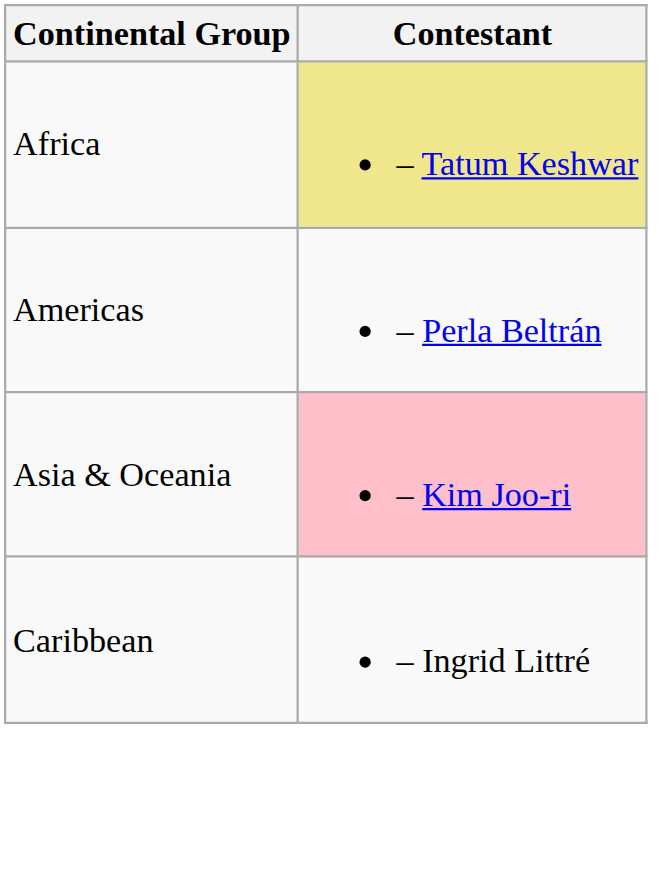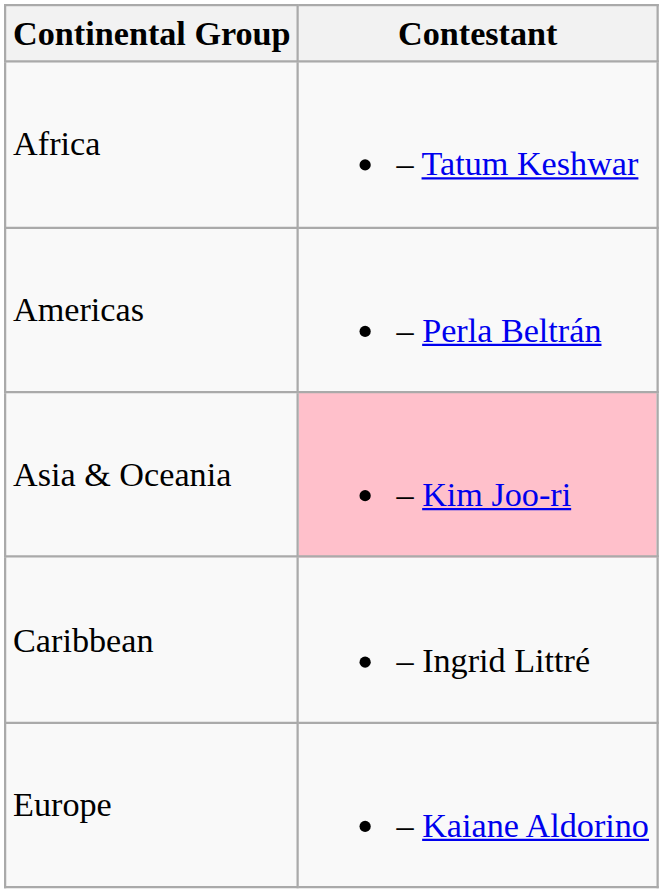(472, 165) khaki background -> (478, 165) no background
+ row: (62, 804)
